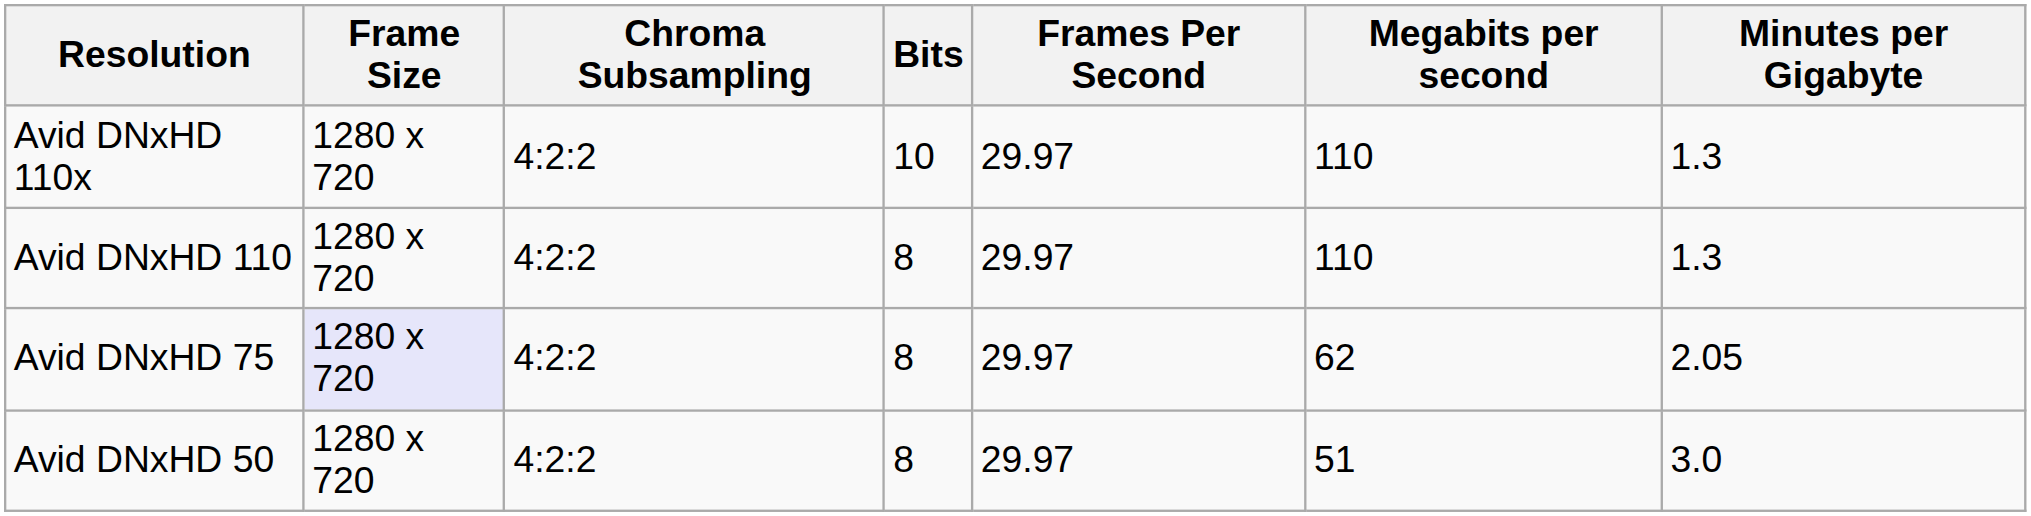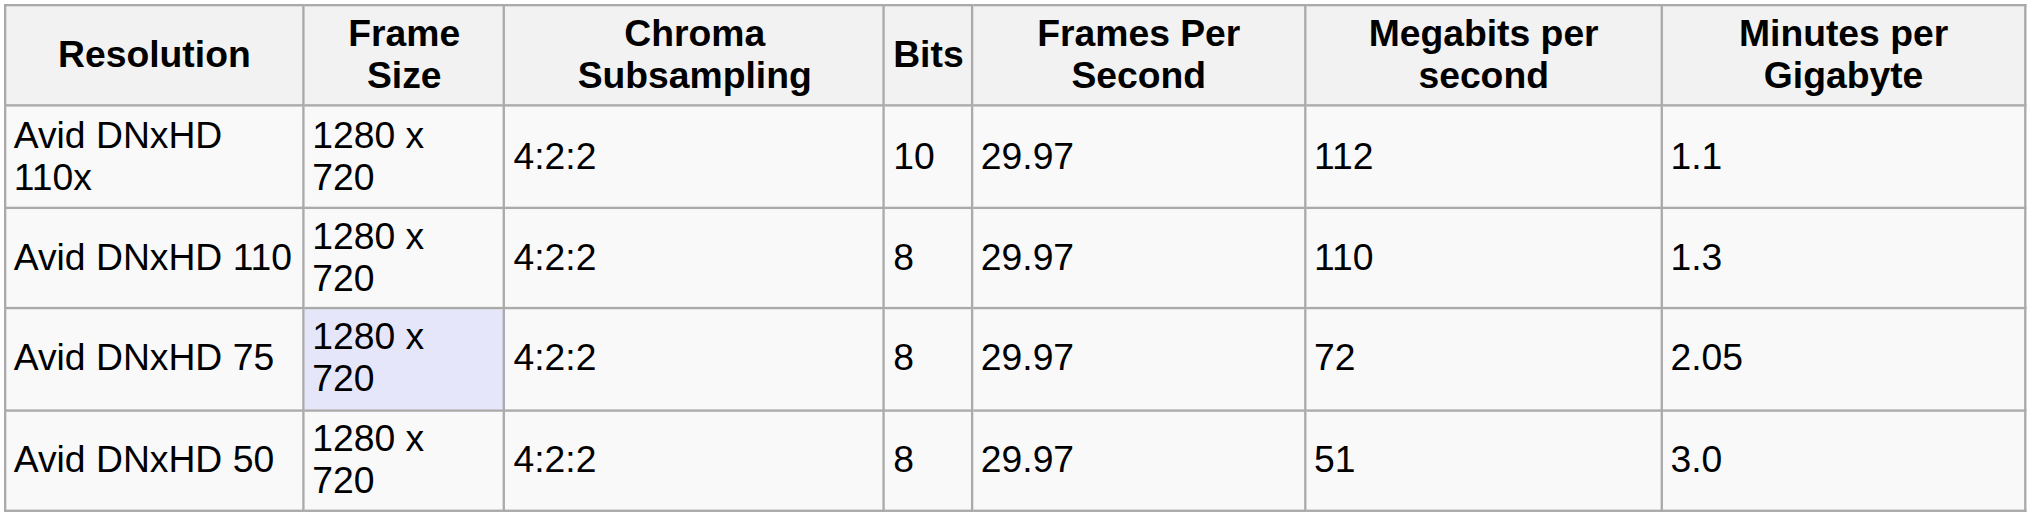(1344, 156) 110 -> (1344, 156) 112
(1696, 156) 1.3 -> (1696, 156) 1.1
(1335, 358) 62 -> (1335, 358) 72
